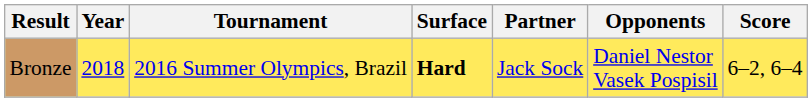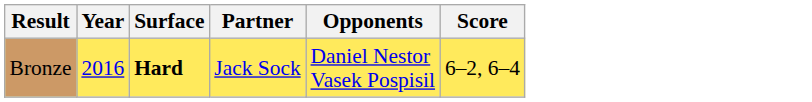- column: (271, 21)
(103, 67) 2018 -> (103, 67) 2016
